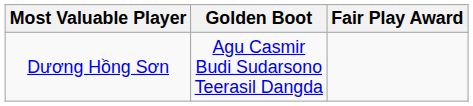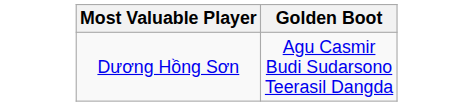- column: (397, 18)
